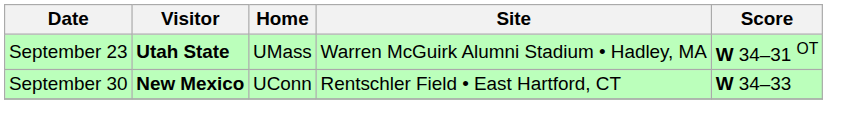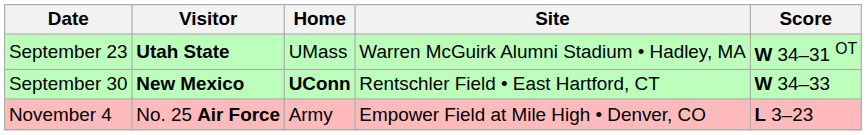(282, 84) normal -> (320, 84) bold
+ row: (60, 114)
